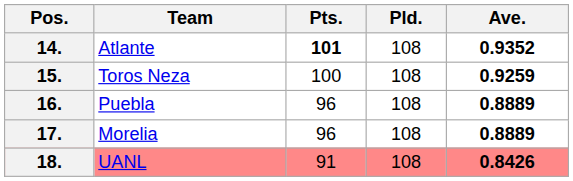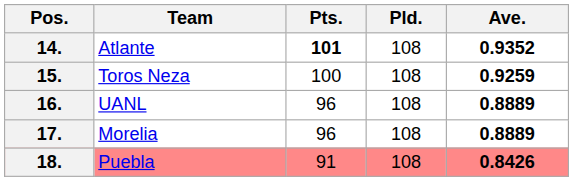(126, 104) Puebla -> (122, 104) UANL
(122, 162) UANL -> (126, 162) Puebla
